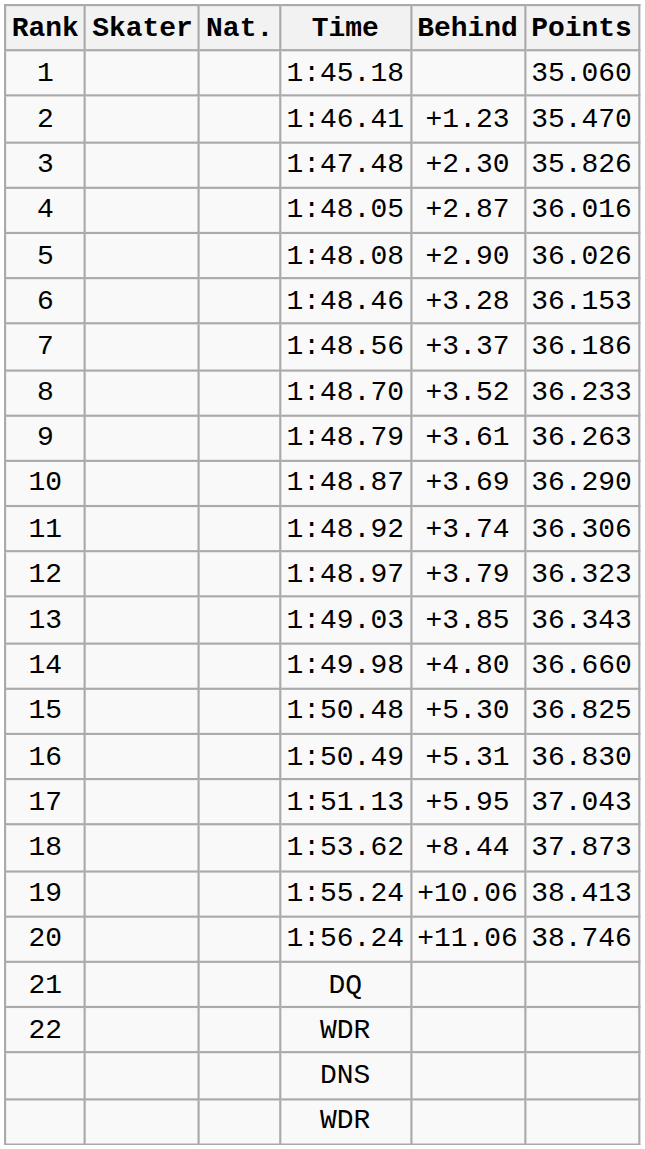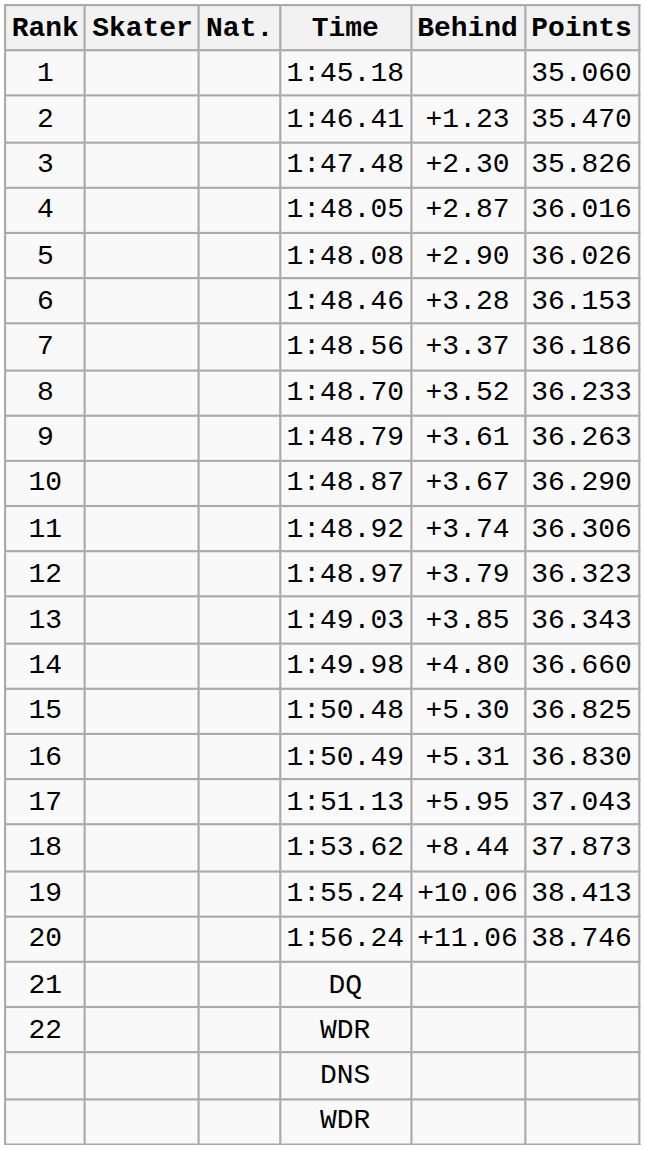(468, 483) +3.69 -> (468, 483) +3.67
